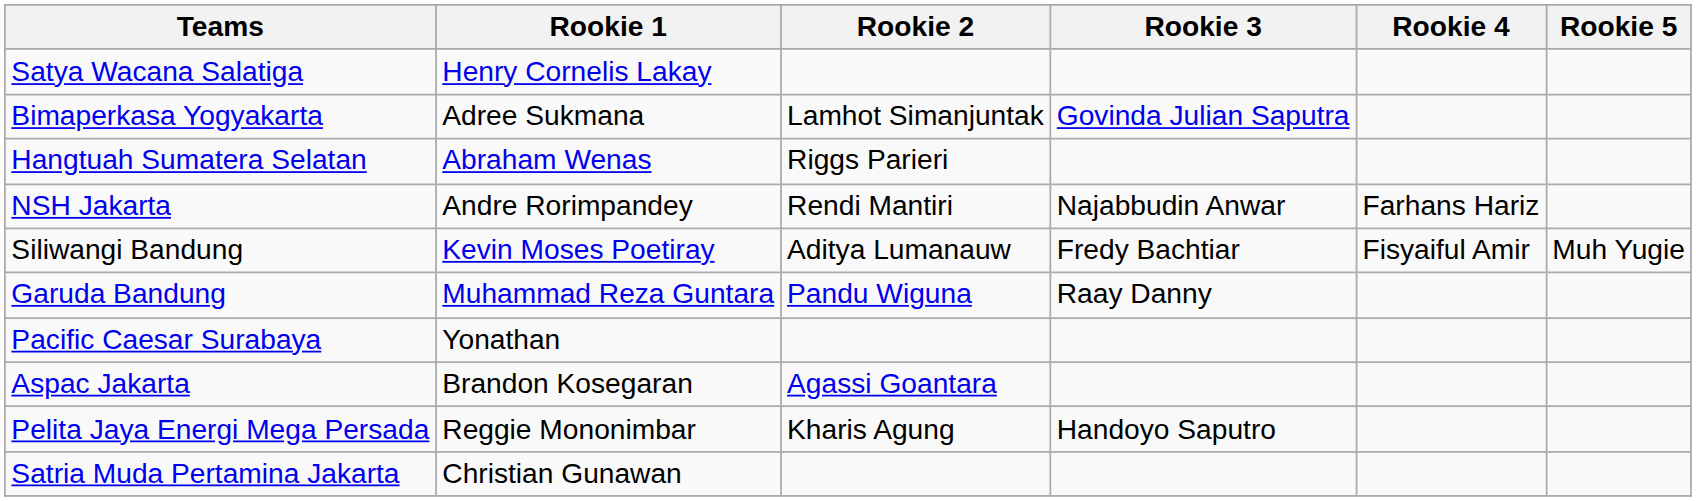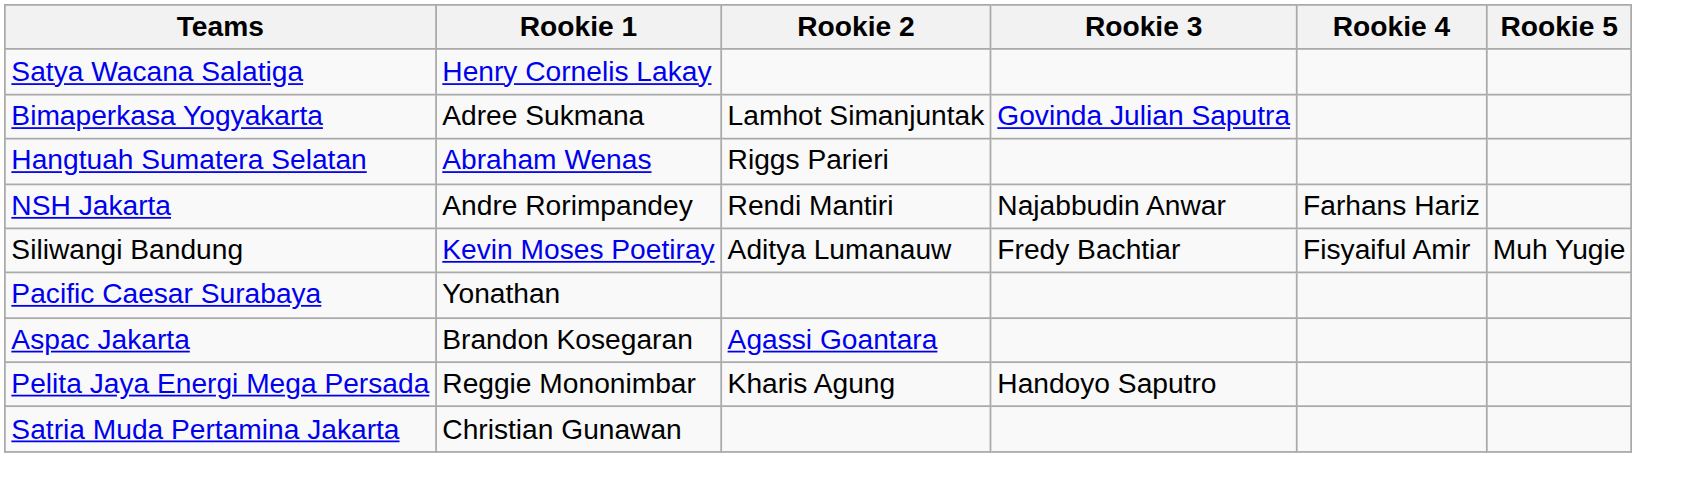- row: (119, 294)
